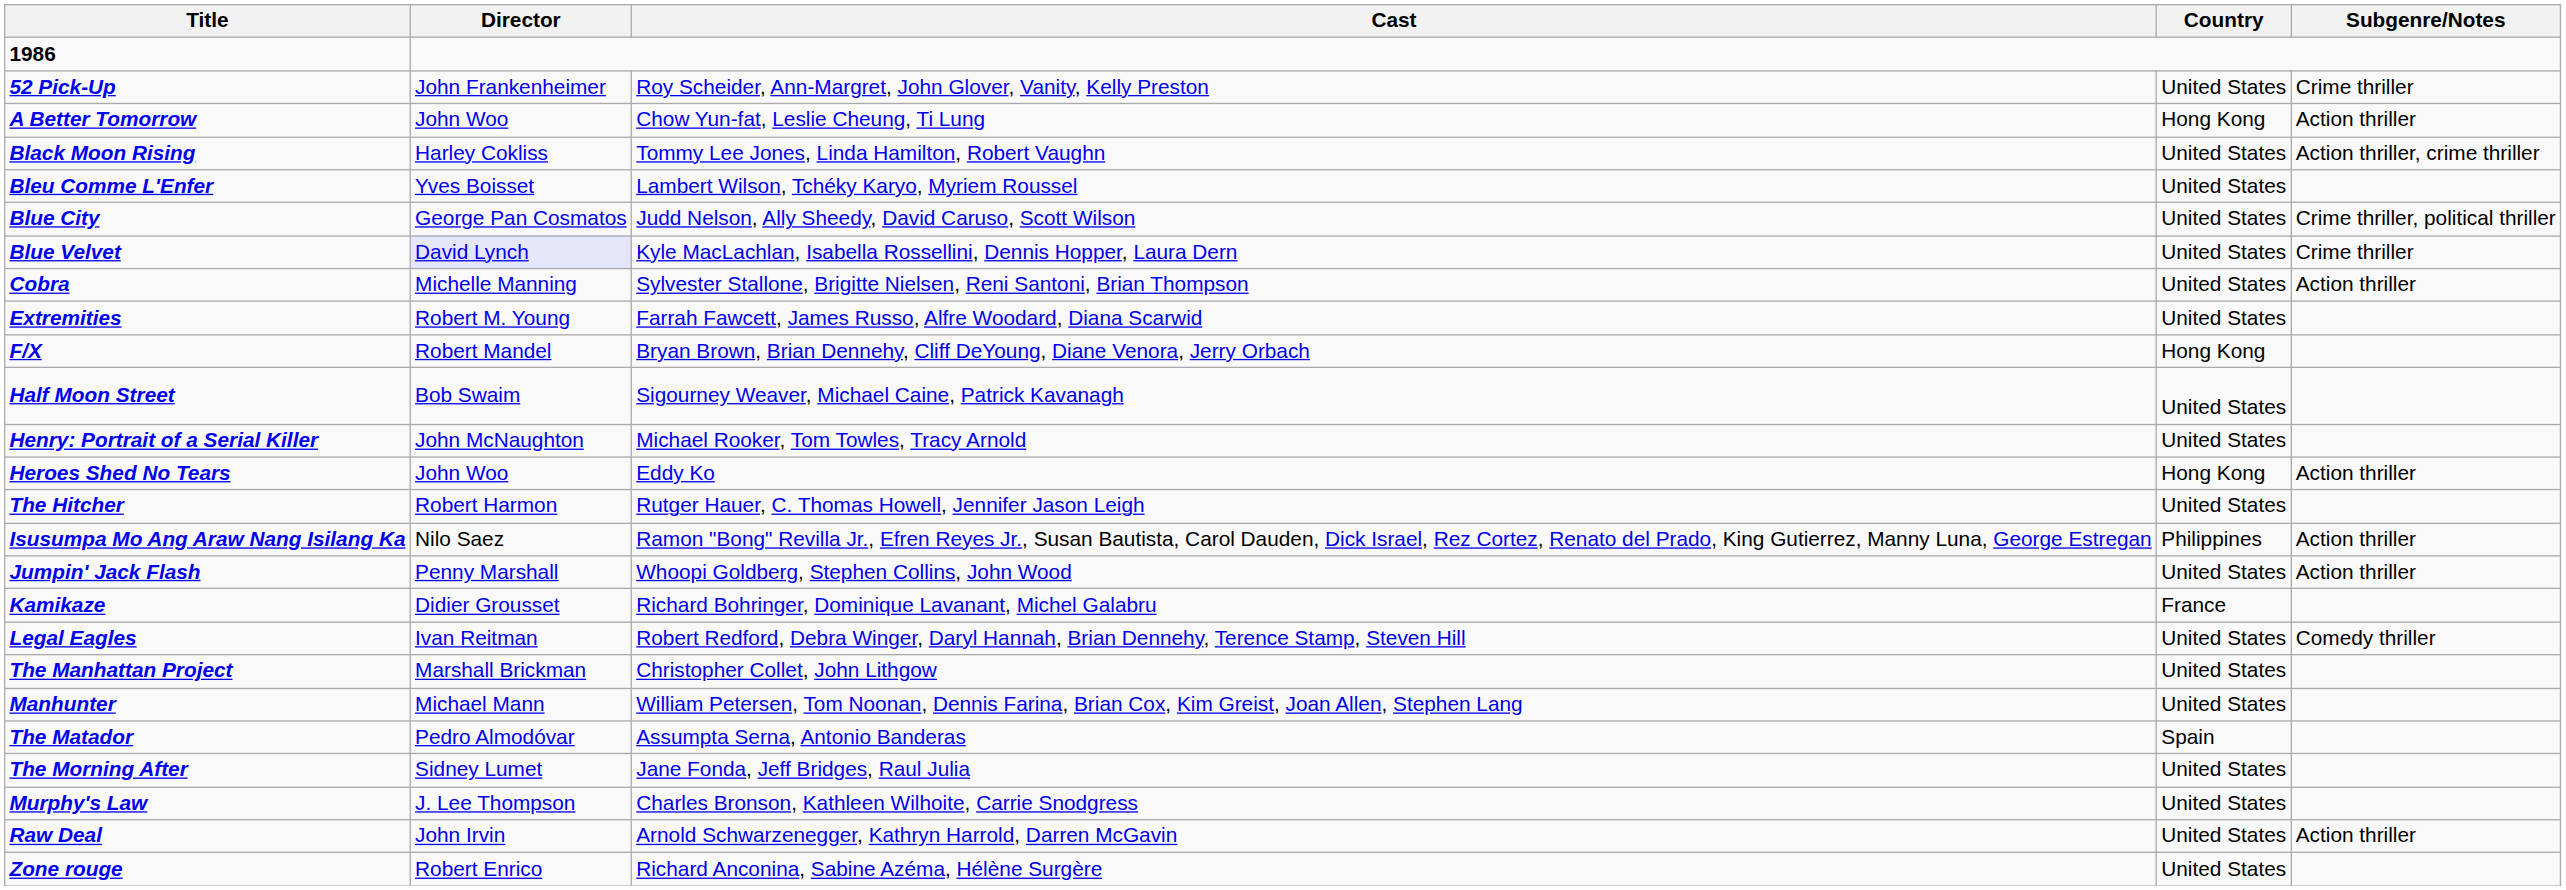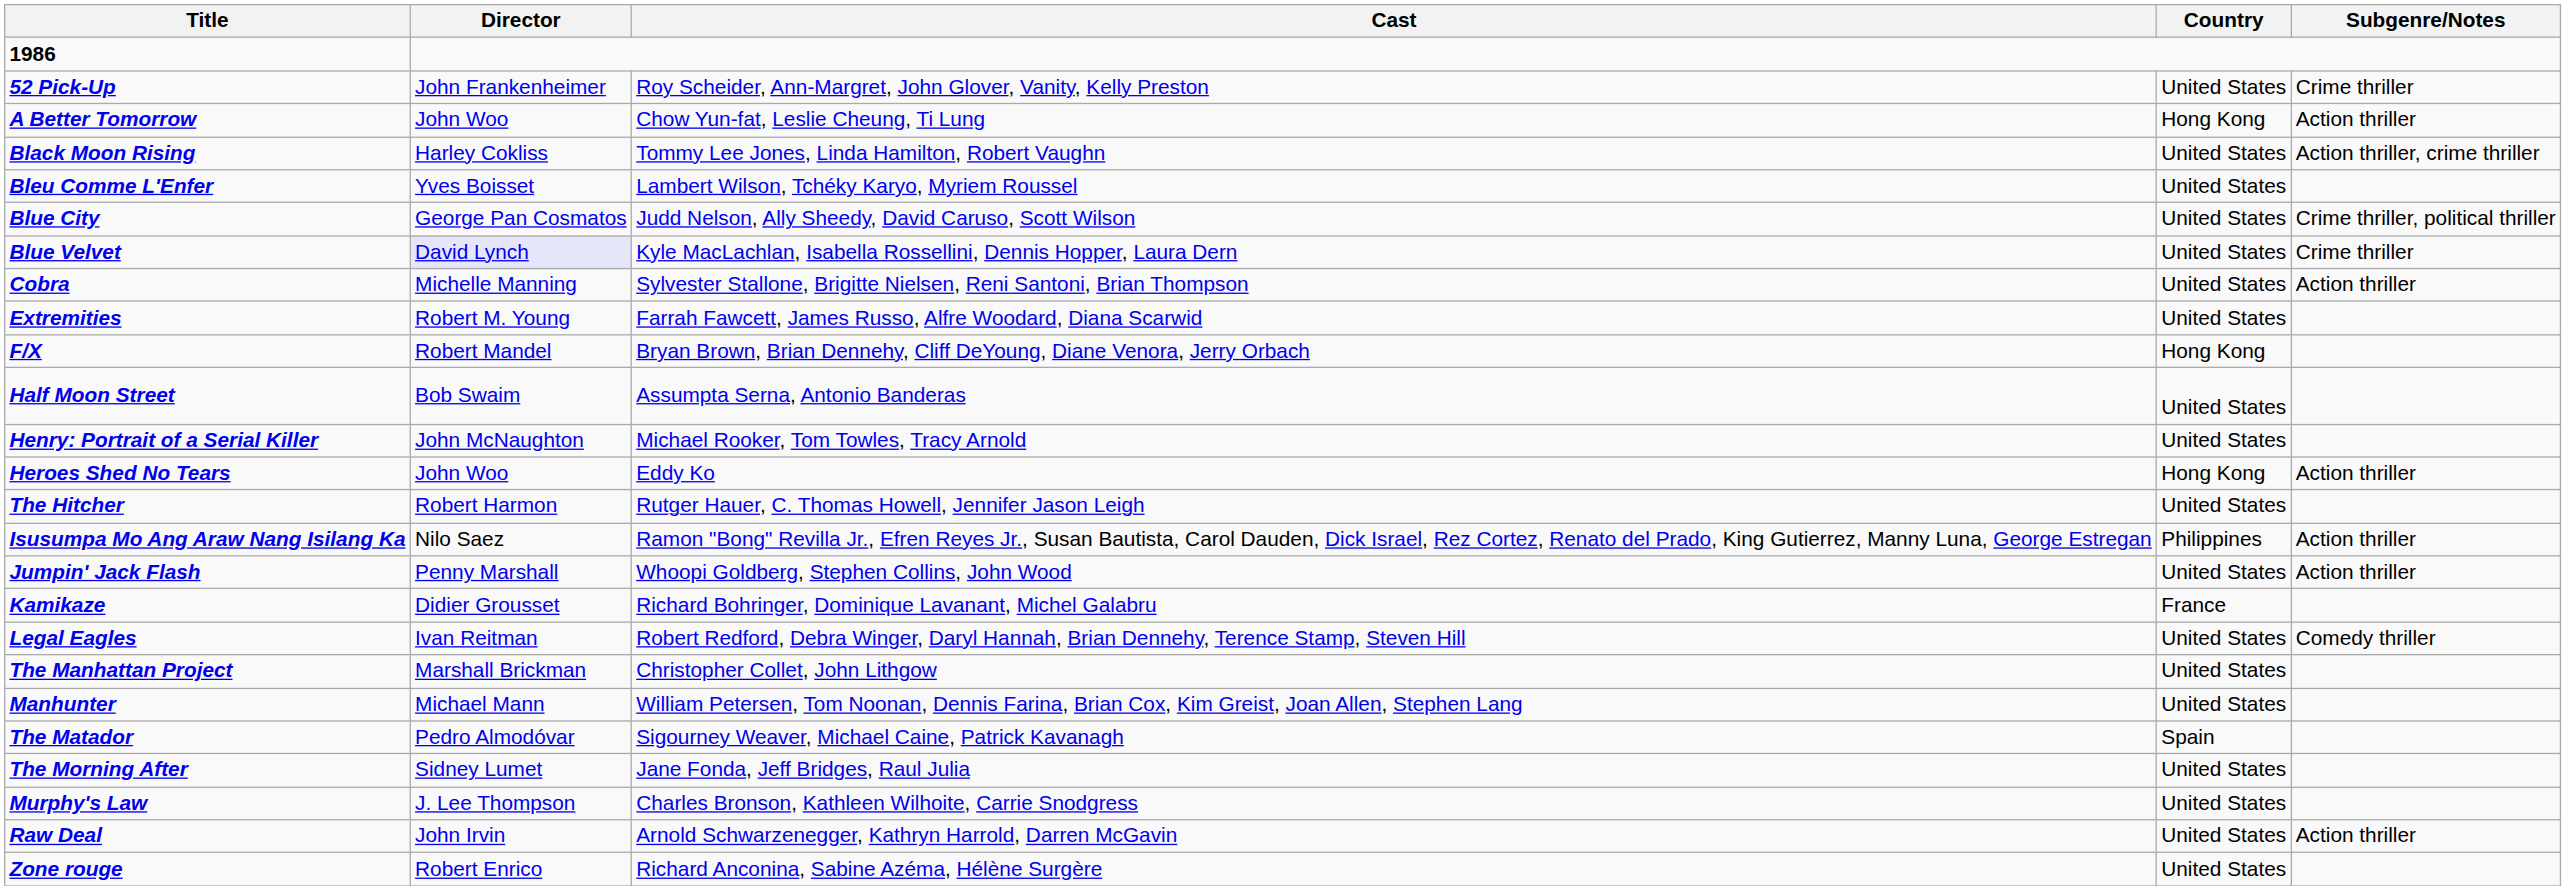(880, 395) Sigourney Weaver, Michael Caine, Patrick Kavanagh -> (801, 395) Assumpta Serna, Antonio Banderas
(801, 737) Assumpta Serna, Antonio Banderas -> (880, 737) Sigourney Weaver, Michael Caine, Patrick Kavanagh
